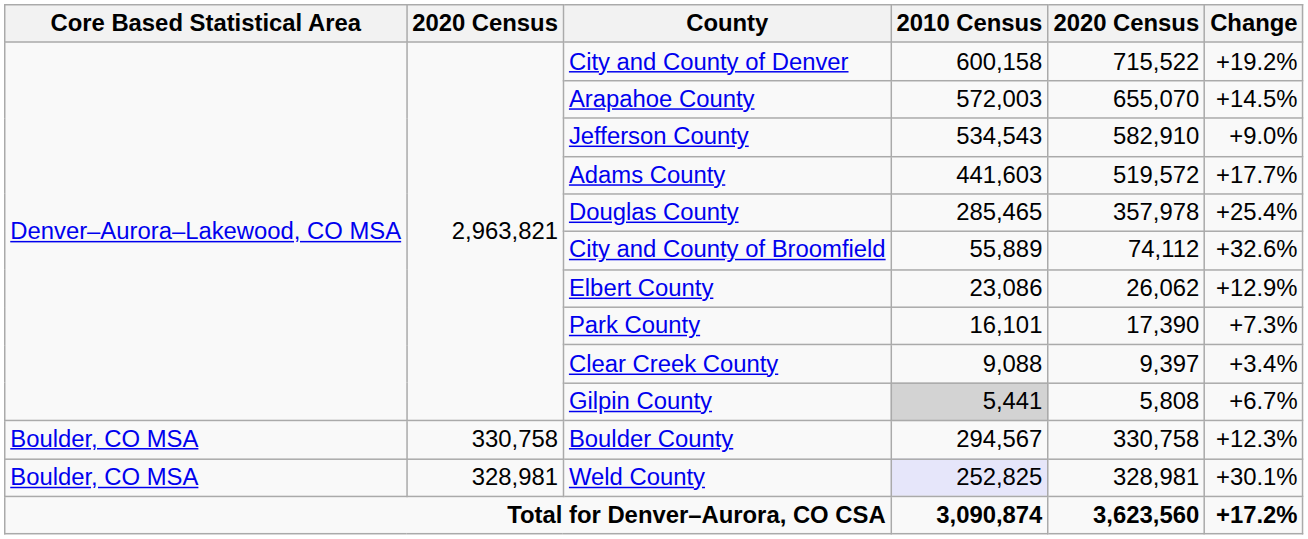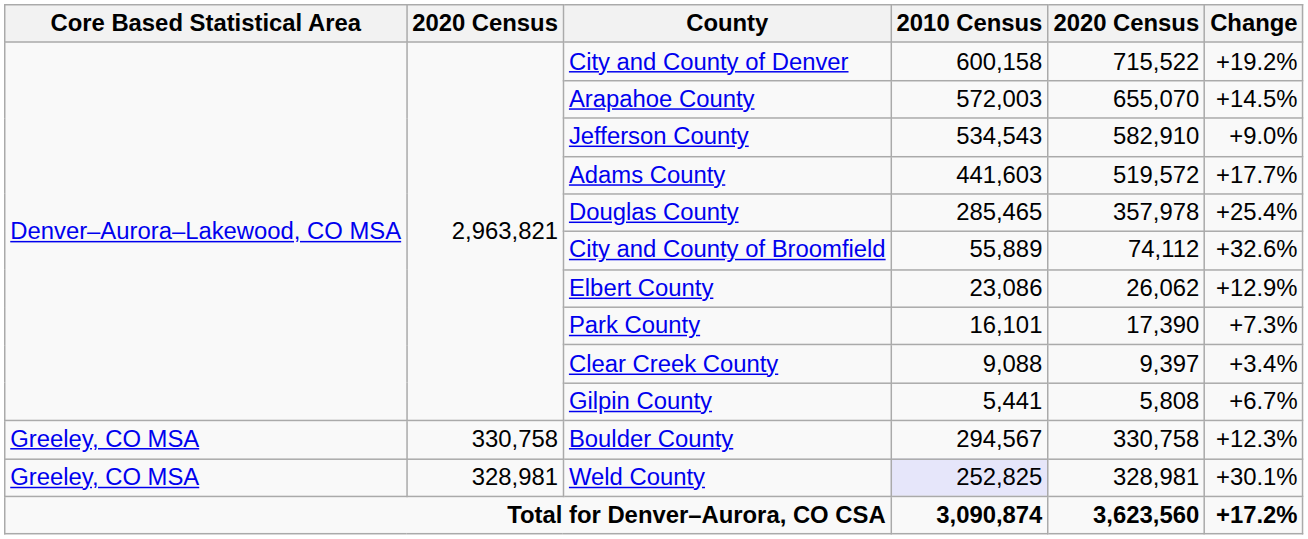(1013, 401) lightgrey background -> (1013, 401) no background
(104, 439) Boulder, CO MSA -> (105, 439) Greeley, CO MSA
(104, 477) Boulder, CO MSA -> (105, 477) Greeley, CO MSA
